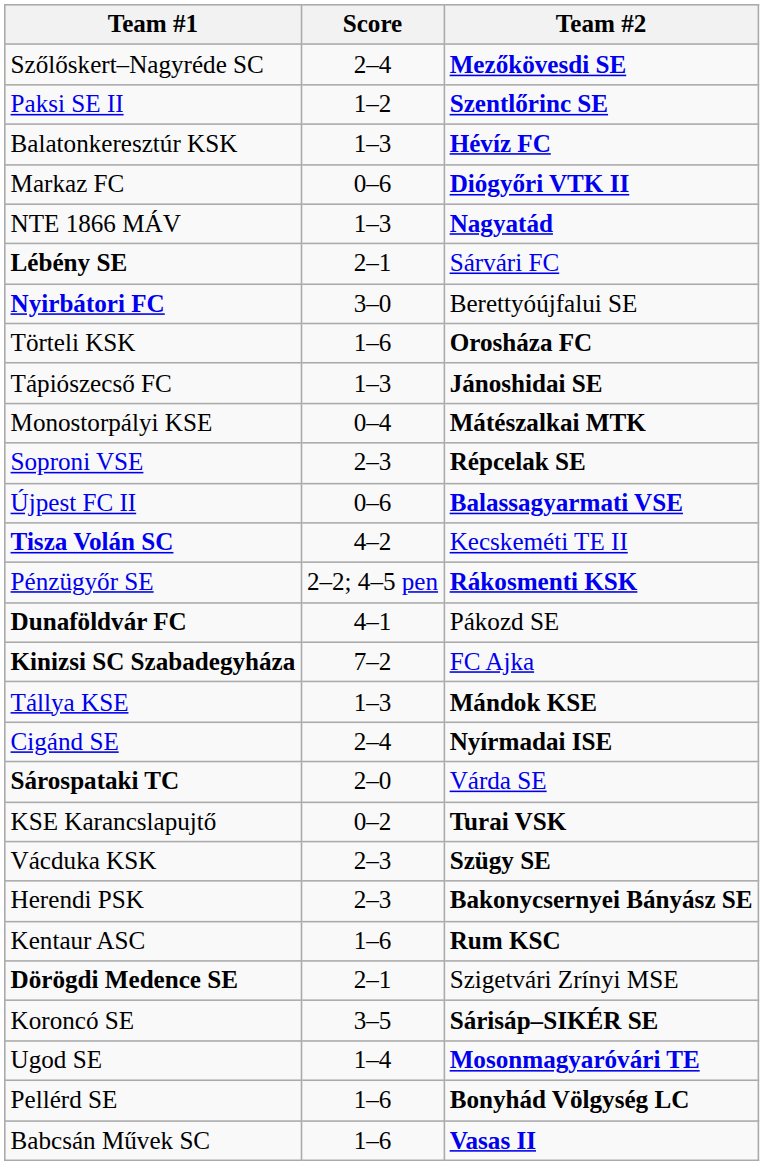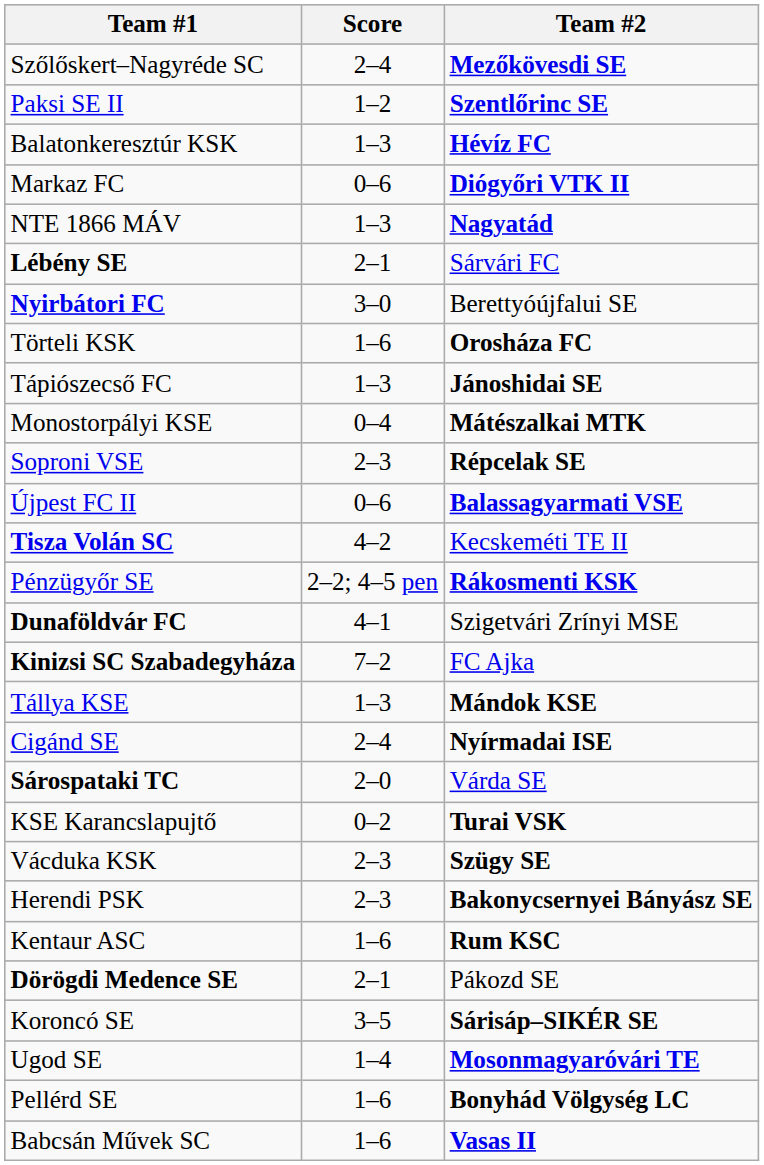(504, 622) Pákozd SE -> (564, 622) Szigetvári Zrínyi MSE
(564, 980) Szigetvári Zrínyi MSE -> (504, 980) Pákozd SE
